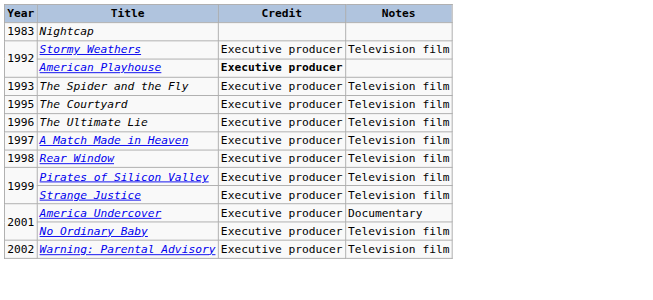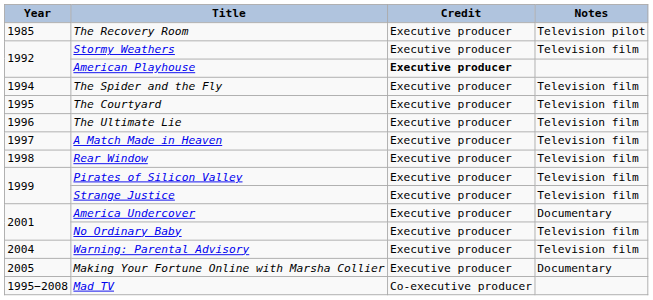- row: (67, 32)
+ row: (131, 32)
(21, 86) 1993 -> (21, 86) 1994
(21, 250) 2002 -> (21, 250) 2004
+ row: (229, 268)
+ row: (94, 286)
